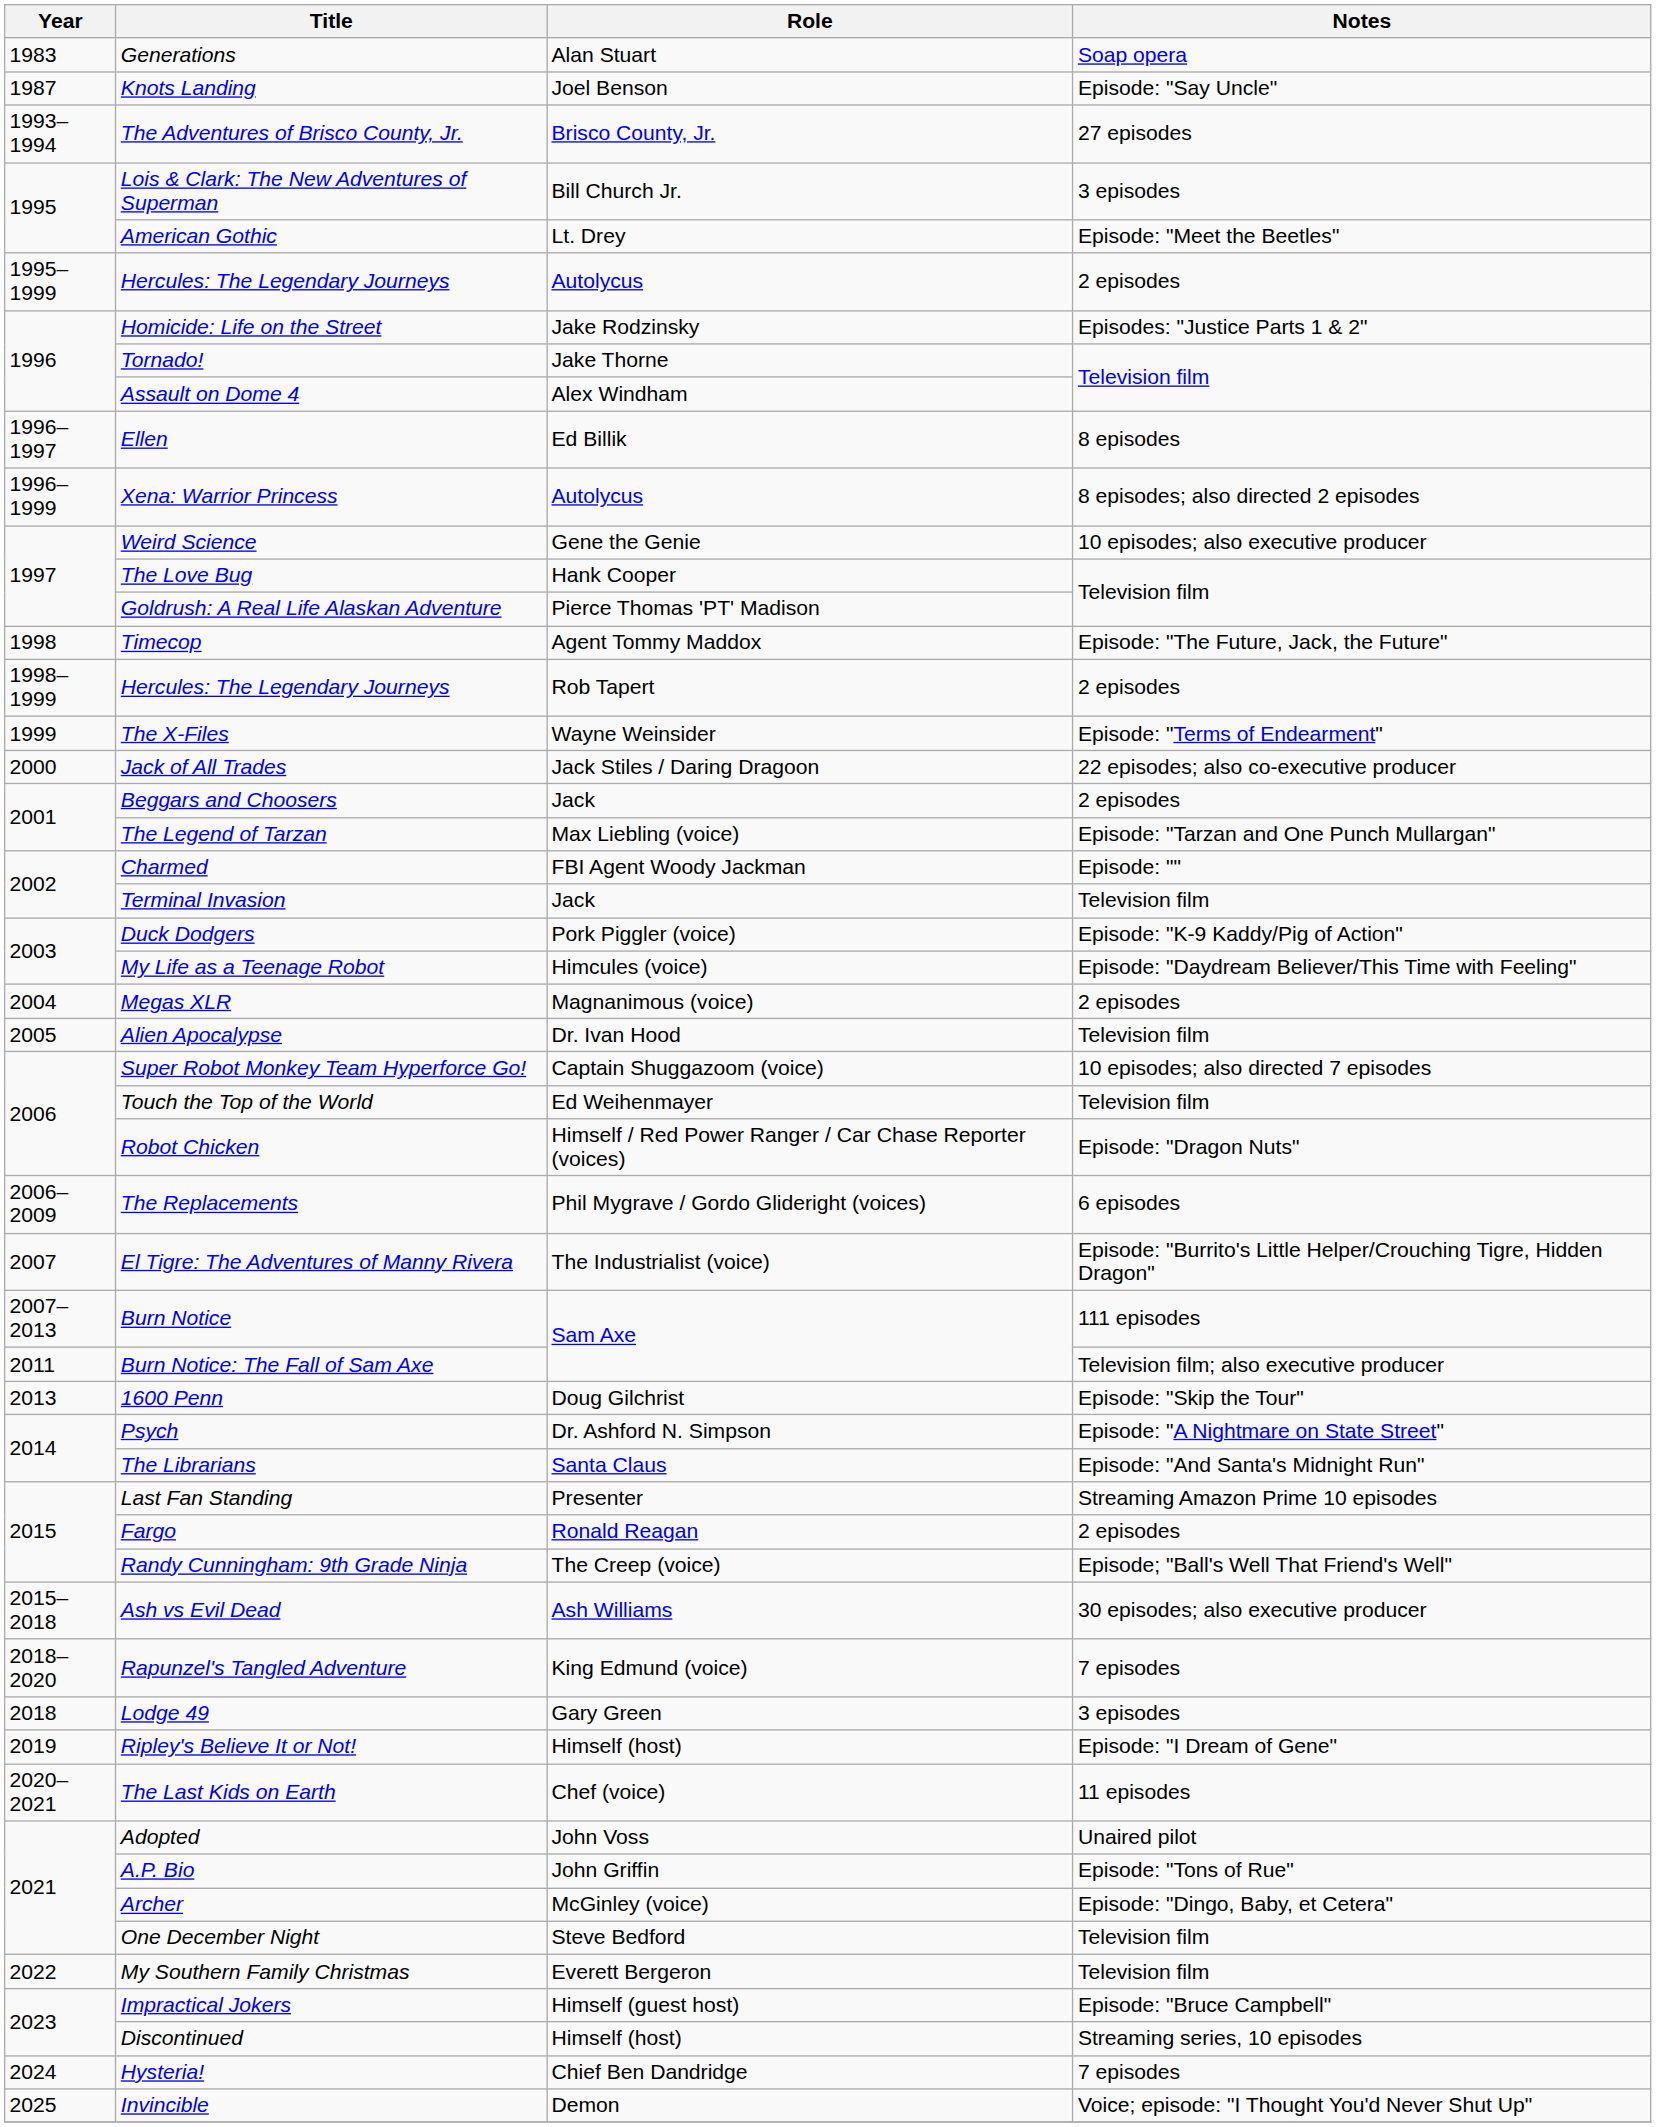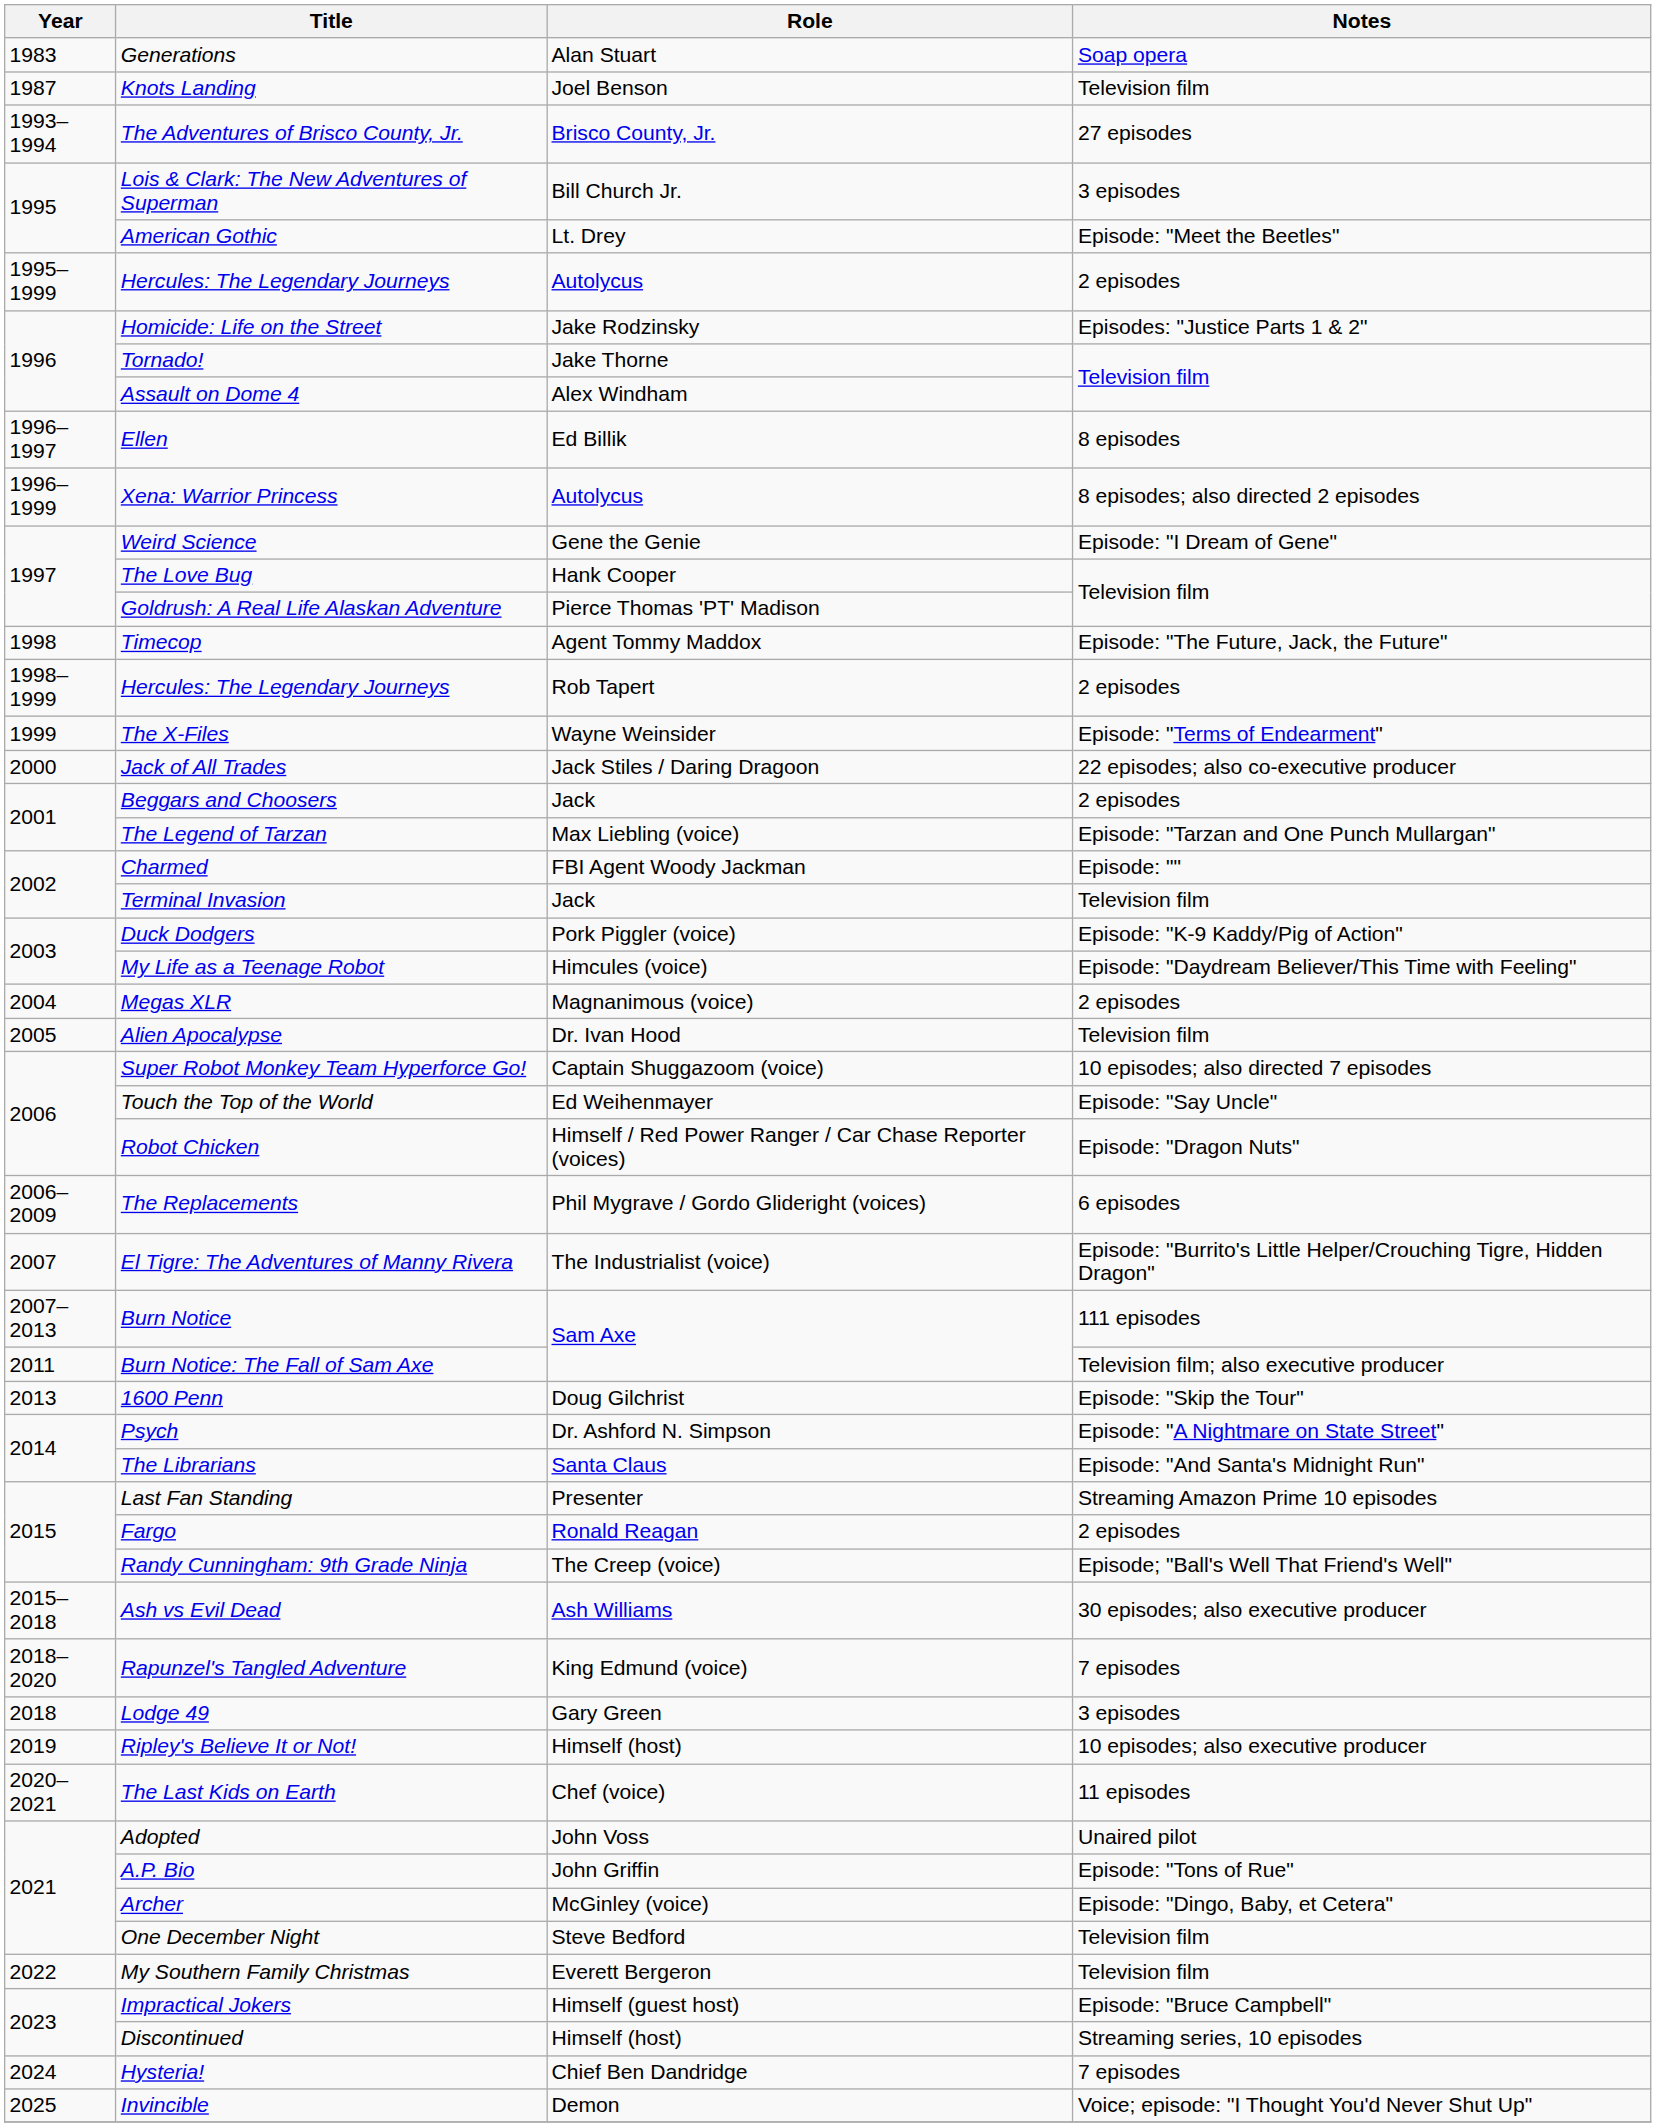(1178, 88) Episode: "Say Uncle" -> (1144, 88) Television film
(1252, 541) 10 episodes; also executive producer -> (1207, 541) Episode: "I Dream of Gene"
(1144, 1101) Television film -> (1178, 1101) Episode: "Say Uncle"
(1207, 1746) Episode: "I Dream of Gene" -> (1252, 1746) 10 episodes; also executive producer
